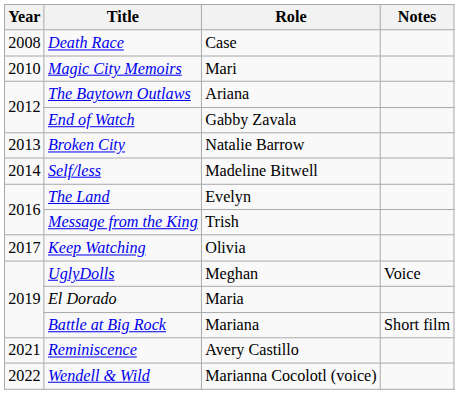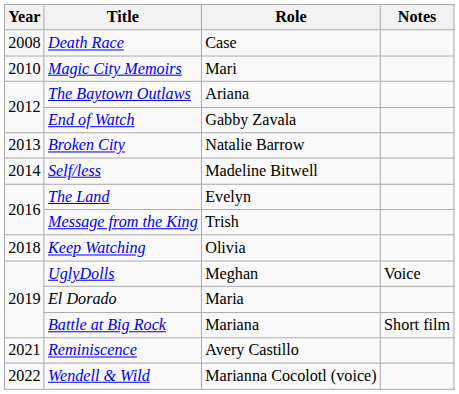(24, 247) 2017 -> (24, 247) 2018
